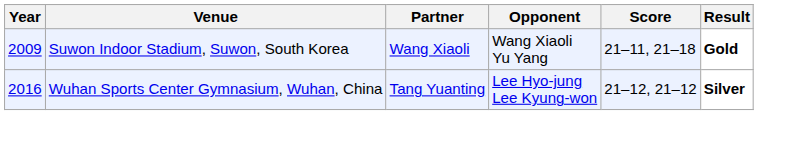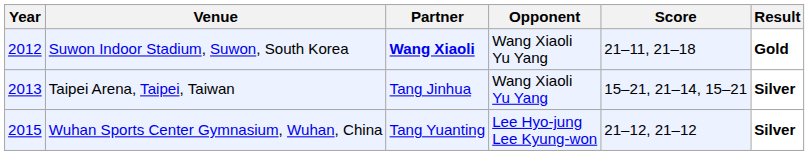(25, 49) 2009 -> (25, 49) 2012
(430, 49) normal -> (432, 49) bold
+ row: (142, 90)
(25, 90) 2016 -> (25, 131) 2015
